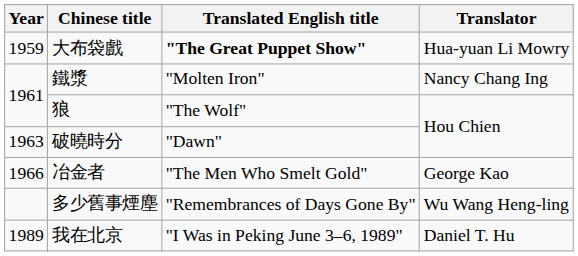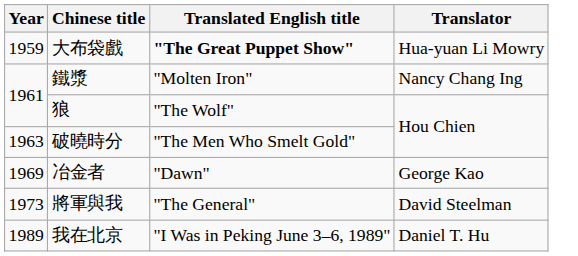(194, 141) "Dawn" -> (254, 141) "The Men Who Smelt Gold"
(26, 172) 1966 -> (26, 172) 1969
(267, 172) "The Men Who Smelt Gold" -> (182, 172) "Dawn"
- row: (105, 203)
+ row: (87, 203)
